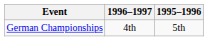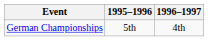columns swapped: (179, 12) <-> (130, 12)
